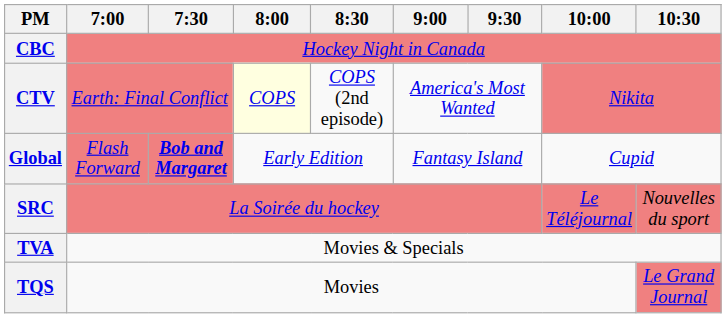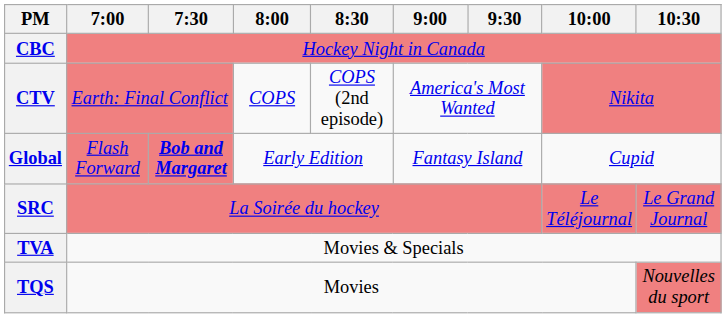(272, 98) lightyellow background -> (272, 98) no background
(679, 208) Nouvelles du sport -> (679, 208) Le Grand Journal
(679, 287) Le Grand Journal -> (679, 287) Nouvelles du sport
